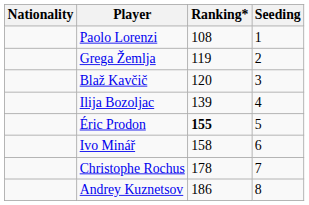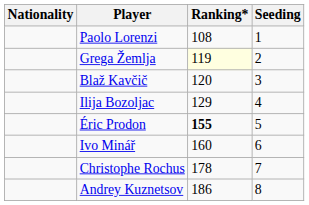(201, 59) no background -> (201, 59) lightyellow background
(201, 102) 139 -> (201, 102) 129
(201, 146) 158 -> (201, 146) 160
